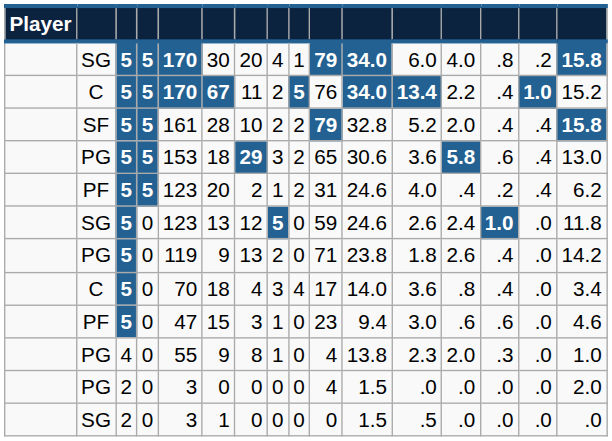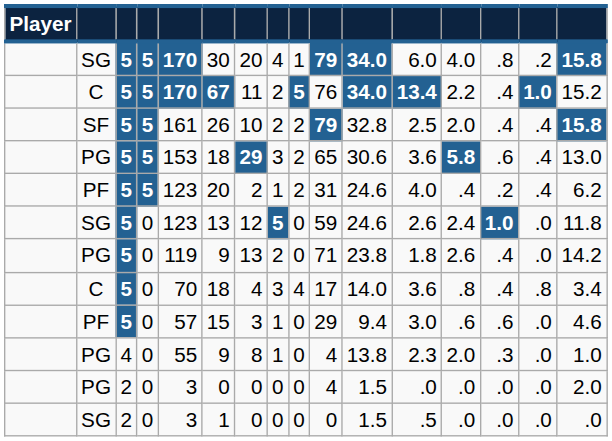(218, 125) 28 -> (218, 125) 26
(422, 125) 5.2 -> (422, 125) 2.5
(543, 288) .0 -> (543, 288) .8
(186, 321) 47 -> (186, 321) 57
(326, 321) 23 -> (326, 321) 29
